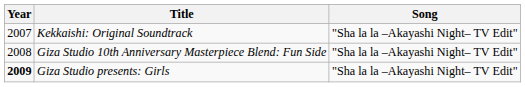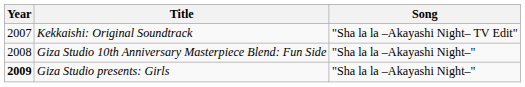(425, 52) "Sha la la –Akayashi Night– TV Edit" -> (404, 52) "Sha la la –Akayashi Night–"
(425, 71) "Sha la la –Akayashi Night– TV Edit" -> (404, 71) "Sha la la –Akayashi Night–"
